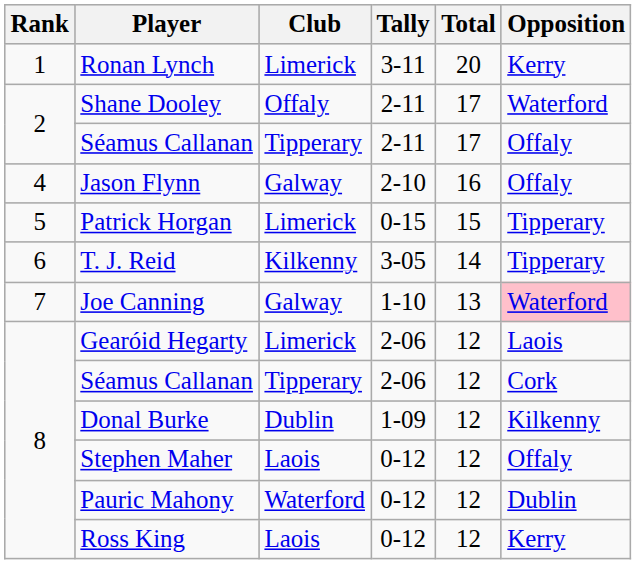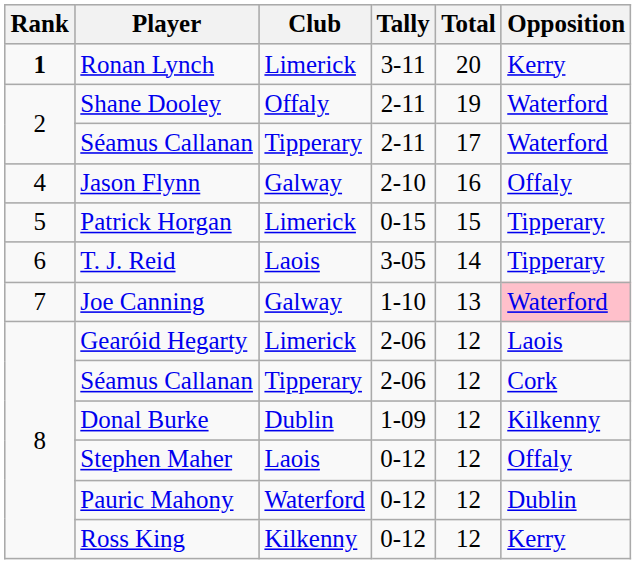(40, 63) normal -> (40, 63) bold
(468, 103) 17 -> (468, 103) 19
(540, 143) Offaly -> (558, 143) Waterford
(311, 261) Kilkenny -> (292, 261) Laois
(292, 538) Laois -> (311, 538) Kilkenny
